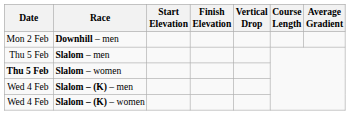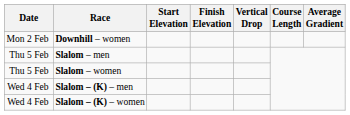- row: (87, 39)
+ row: (93, 39)
(29, 71) bold -> (30, 71) normal
